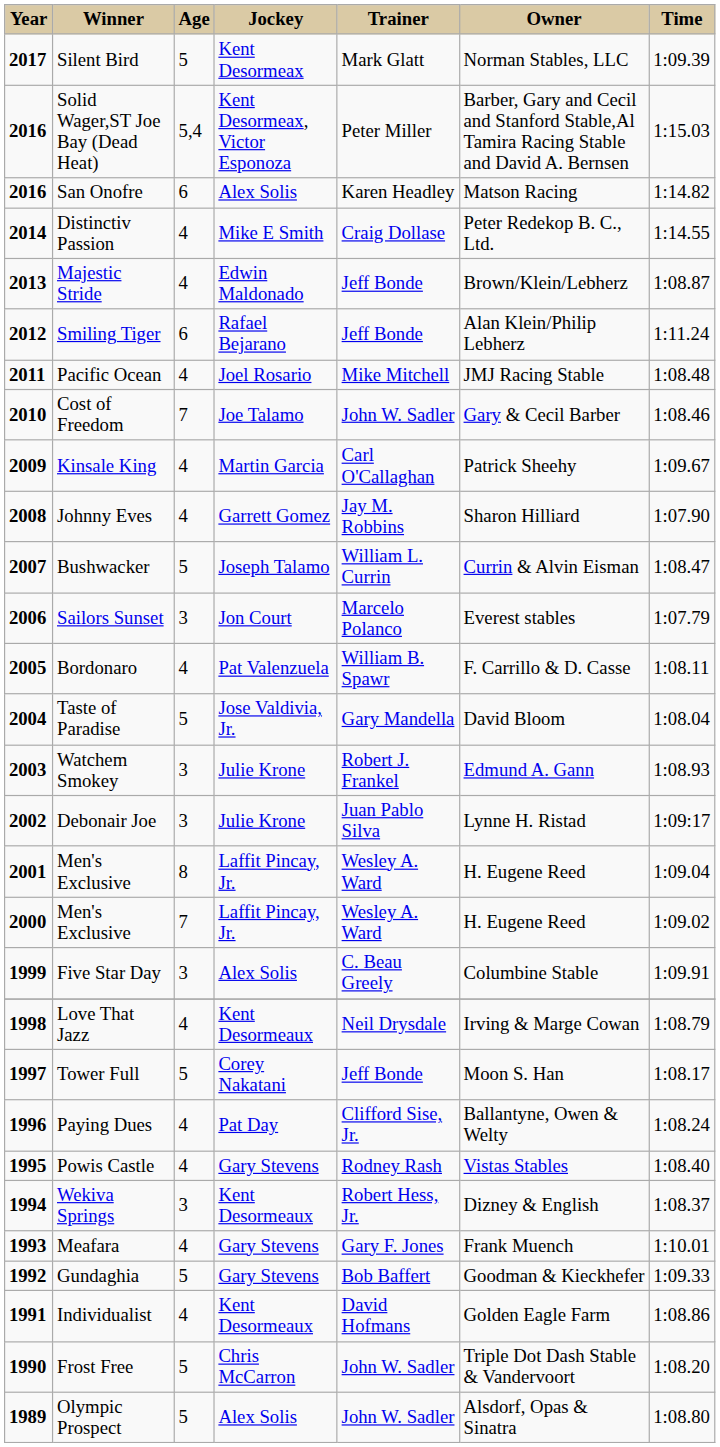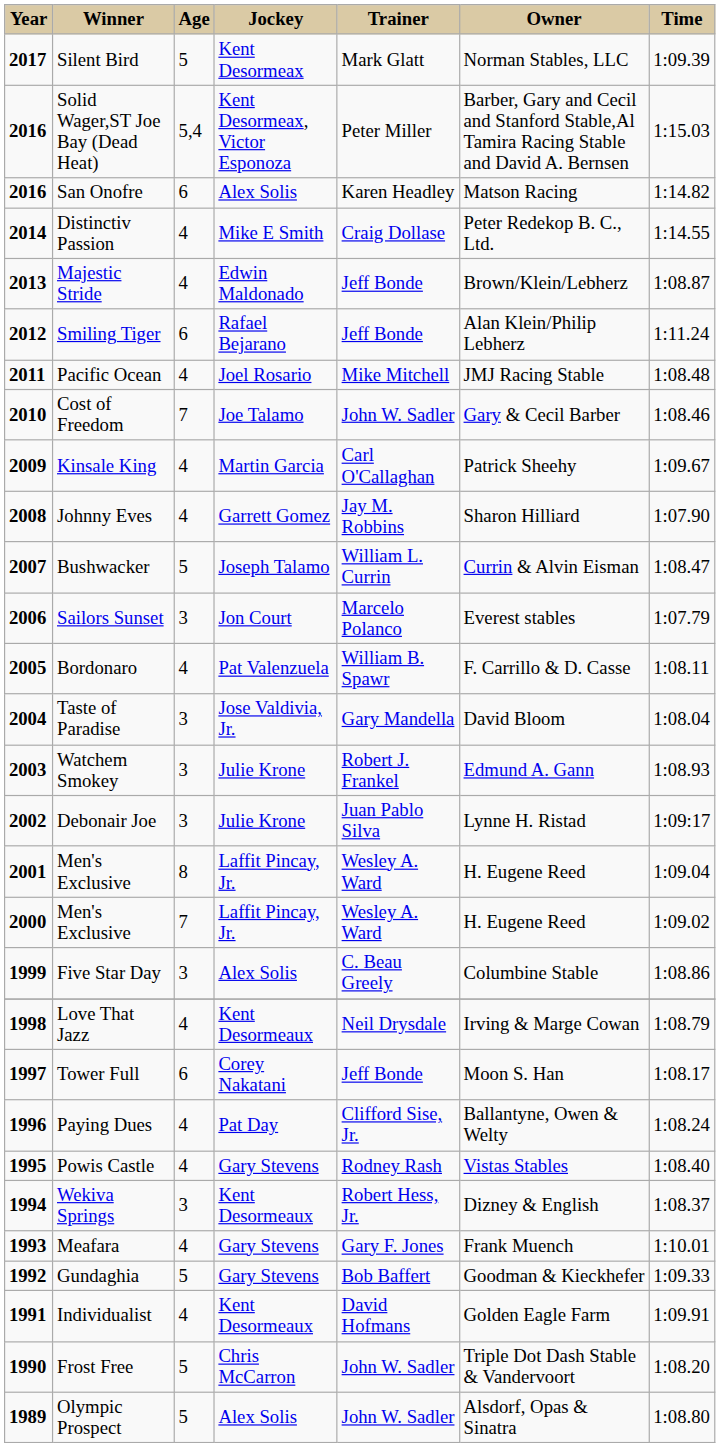(183, 719) 5 -> (183, 719) 3
(682, 973) 1:09.91 -> (682, 973) 1:08.86
(183, 1074) 5 -> (183, 1074) 6
(682, 1315) 1:08.86 -> (682, 1315) 1:09.91
